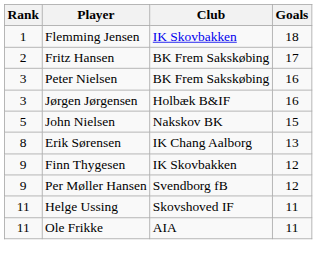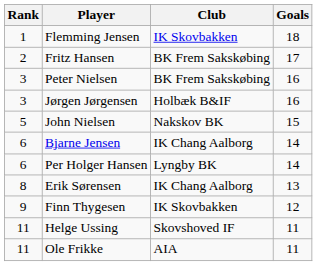+ row: (83, 143)
+ row: (96, 164)
- row: (96, 185)
